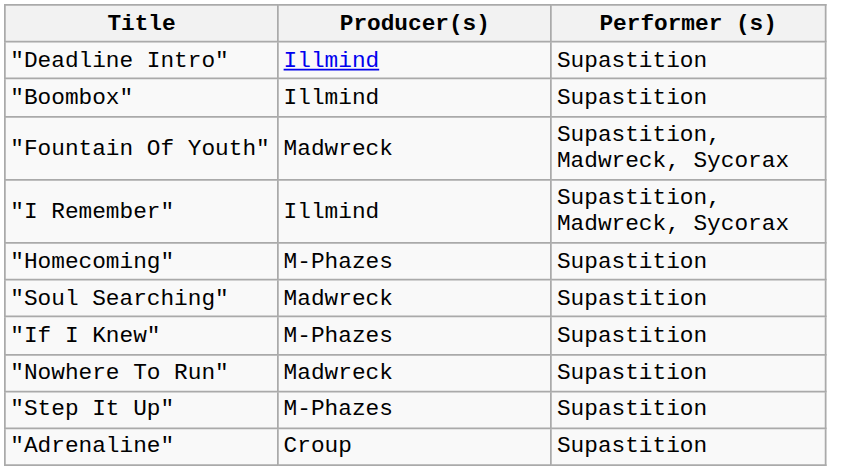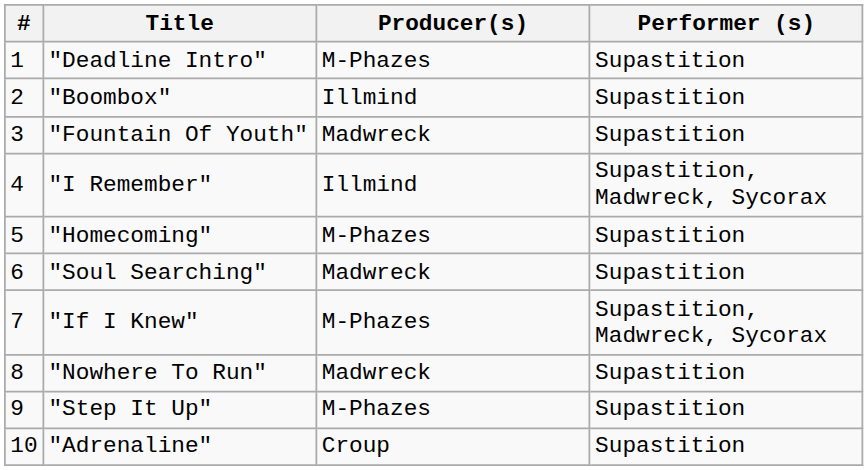+ column: (24, 23)
(331, 60) Illmind -> (376, 60) M-Phazes
(673, 148) Supastition, Madwreck, Sycorax -> (670, 135) Supastition
(632, 335) Supastition -> (711, 322) Supastition, Madwreck, Sycorax
